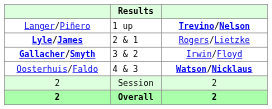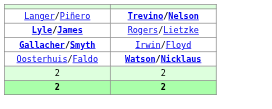- column: (136, 11)
